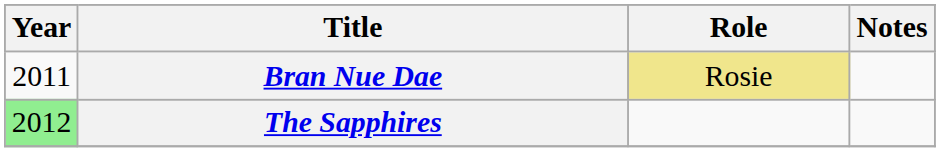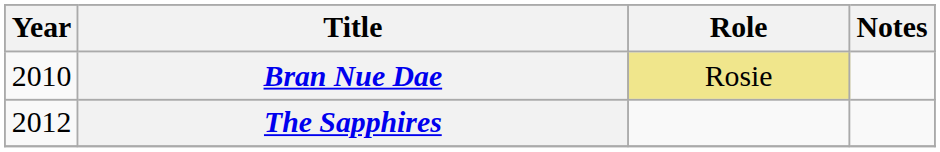(42, 75) 2011 -> (42, 75) 2010
(42, 122) lightgreen background -> (42, 122) no background
